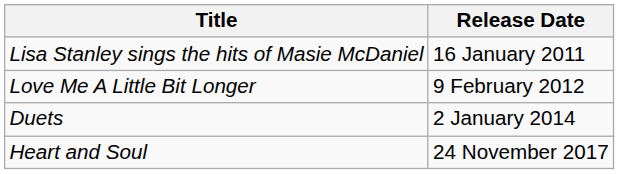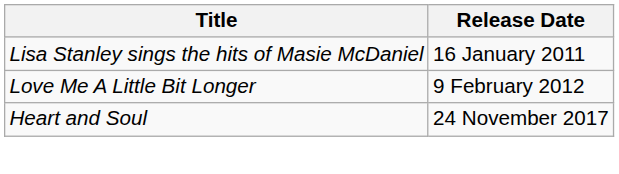- row: (36, 119)
